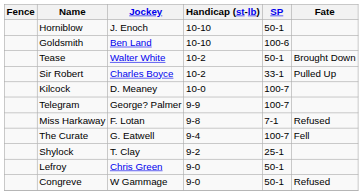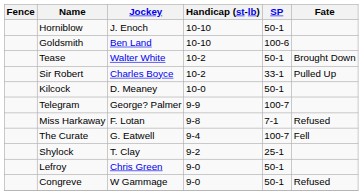(277, 89) 100-7 -> (274, 89) 50-1
